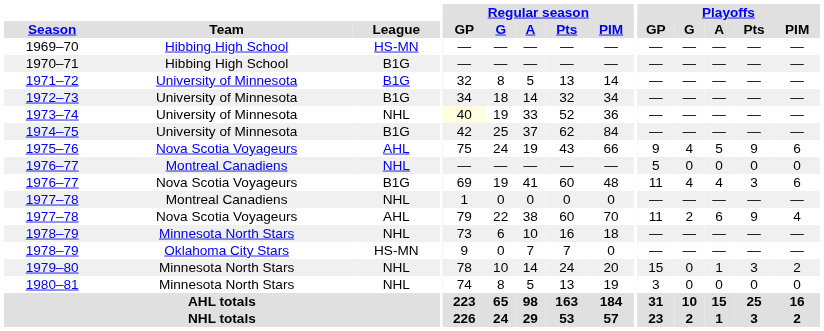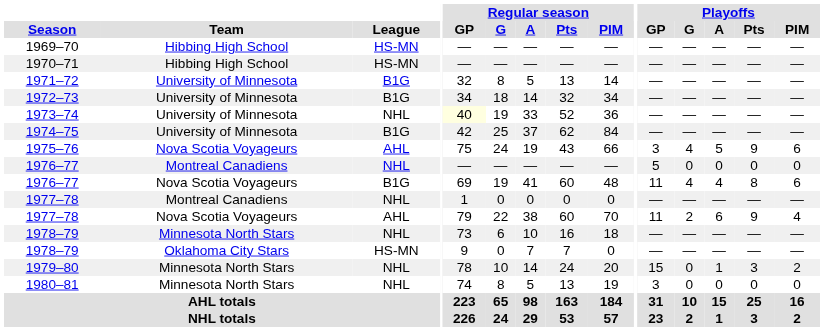(396, 63) B1G -> (396, 63) HS-MN
(656, 148) 9 -> (656, 148) 3
(754, 182) 3 -> (754, 182) 8
